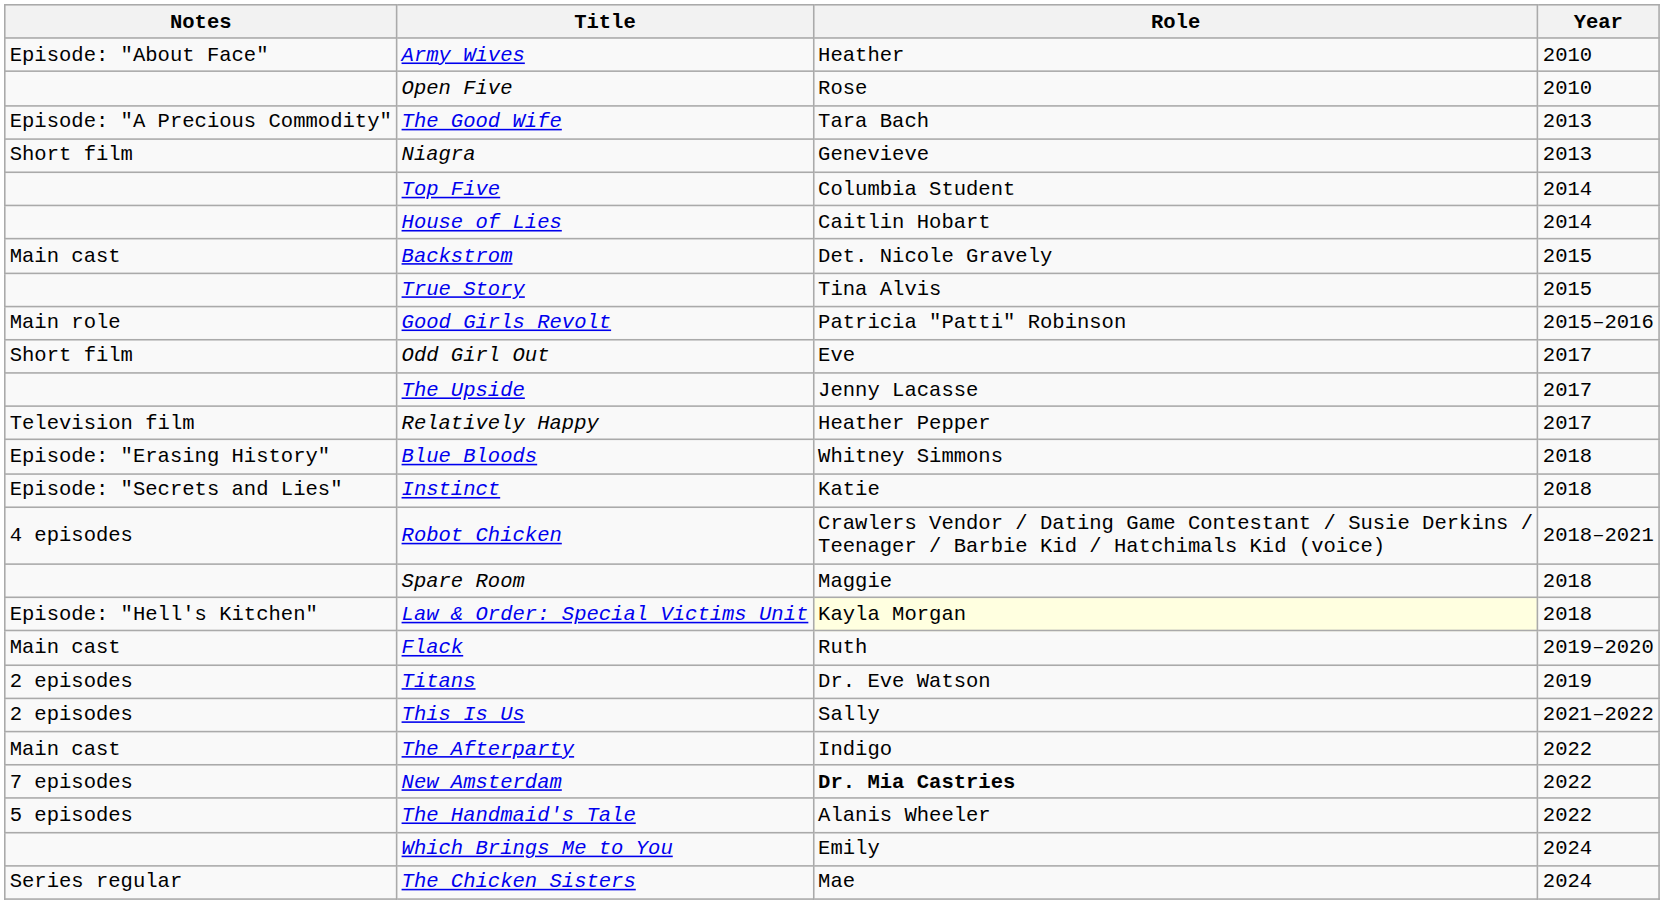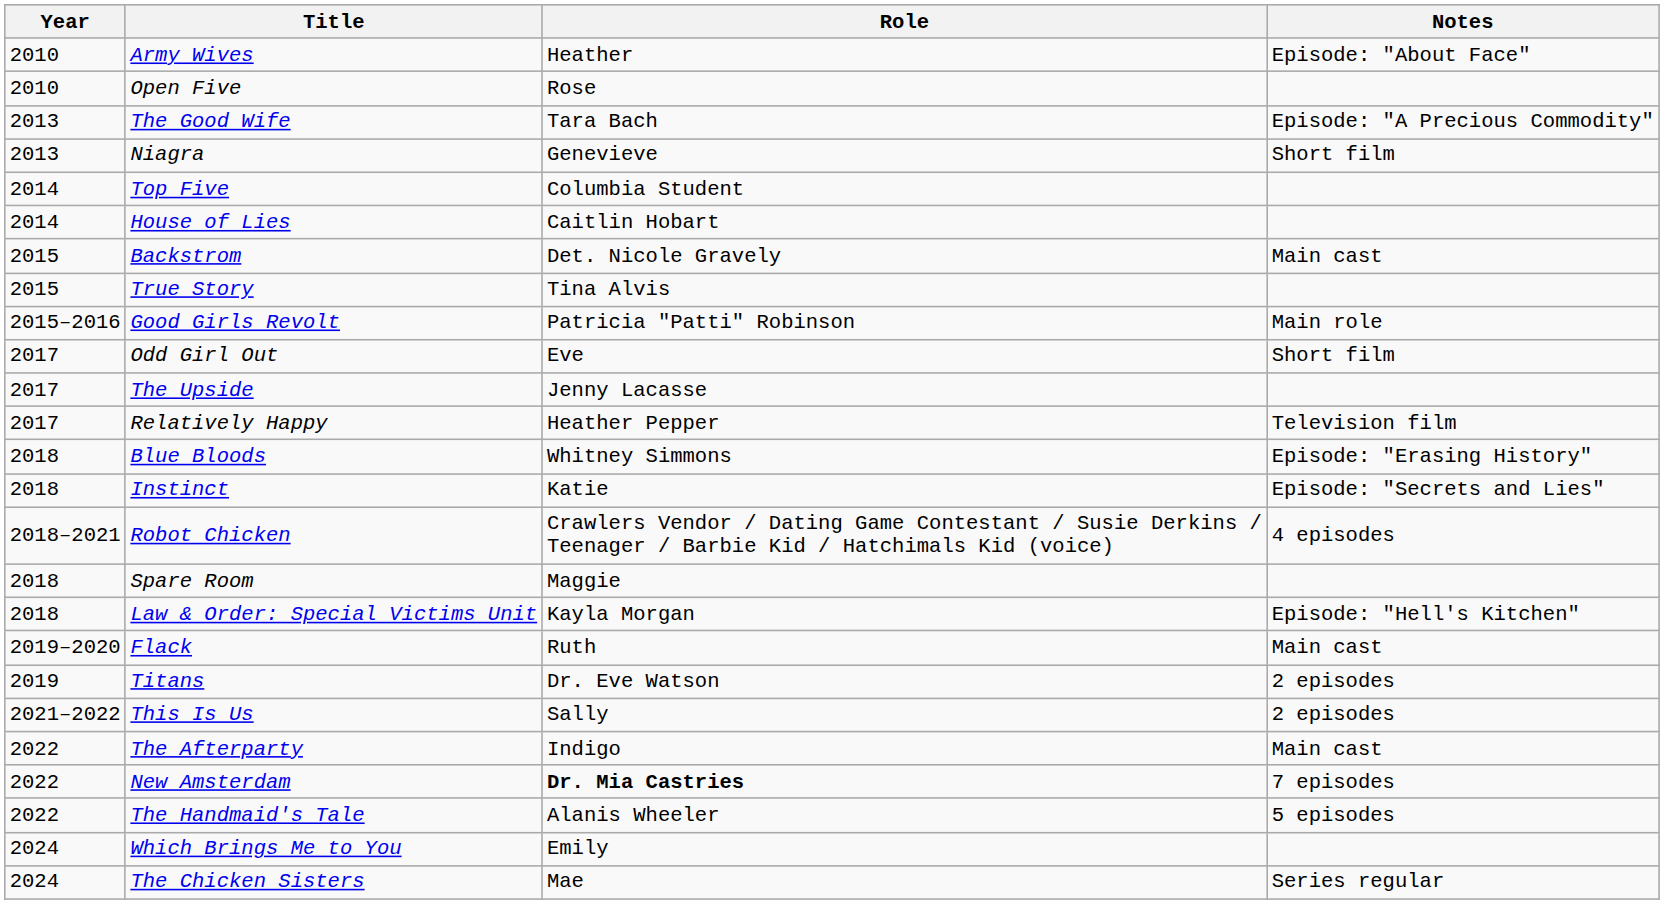columns swapped: (1598, 22) <-> (201, 22)
(892, 614) lightyellow background -> (621, 614) no background
